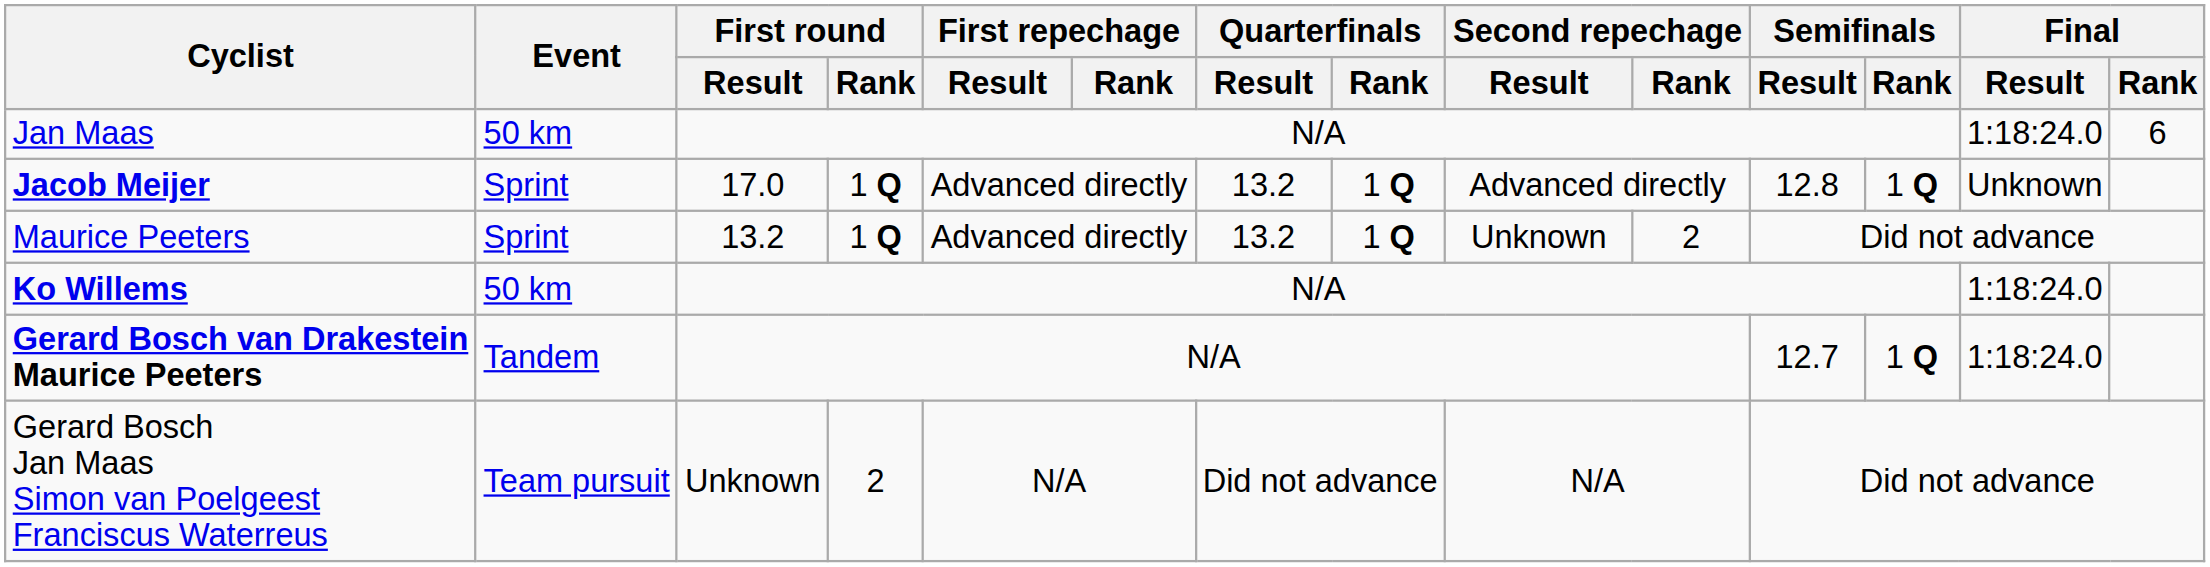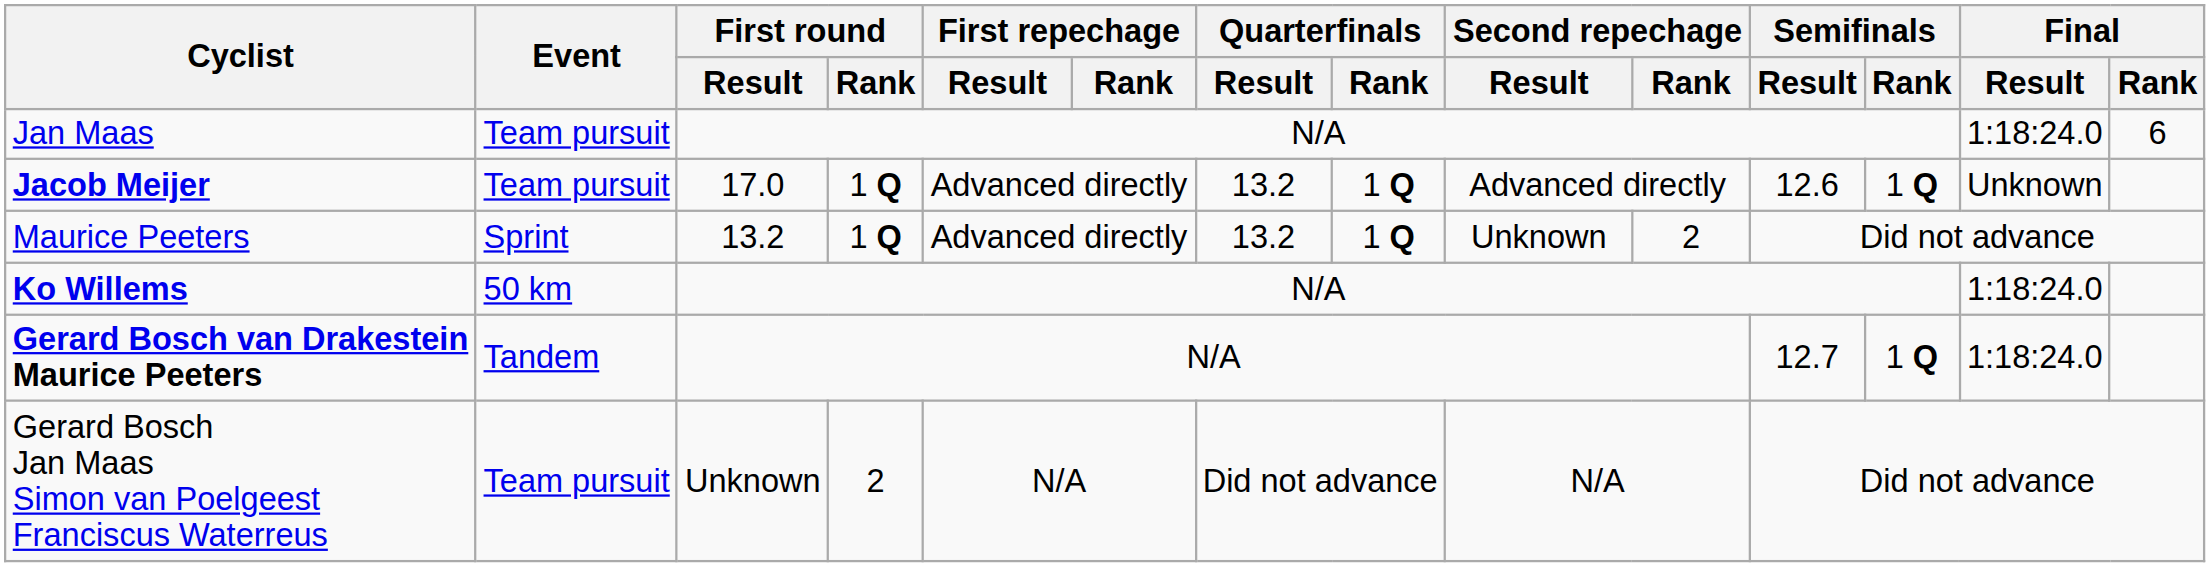(528, 134) 50 km -> (577, 134) Team pursuit
(526, 185) Sprint -> (577, 185) Team pursuit
(1807, 185) 12.8 -> (1807, 185) 12.6
